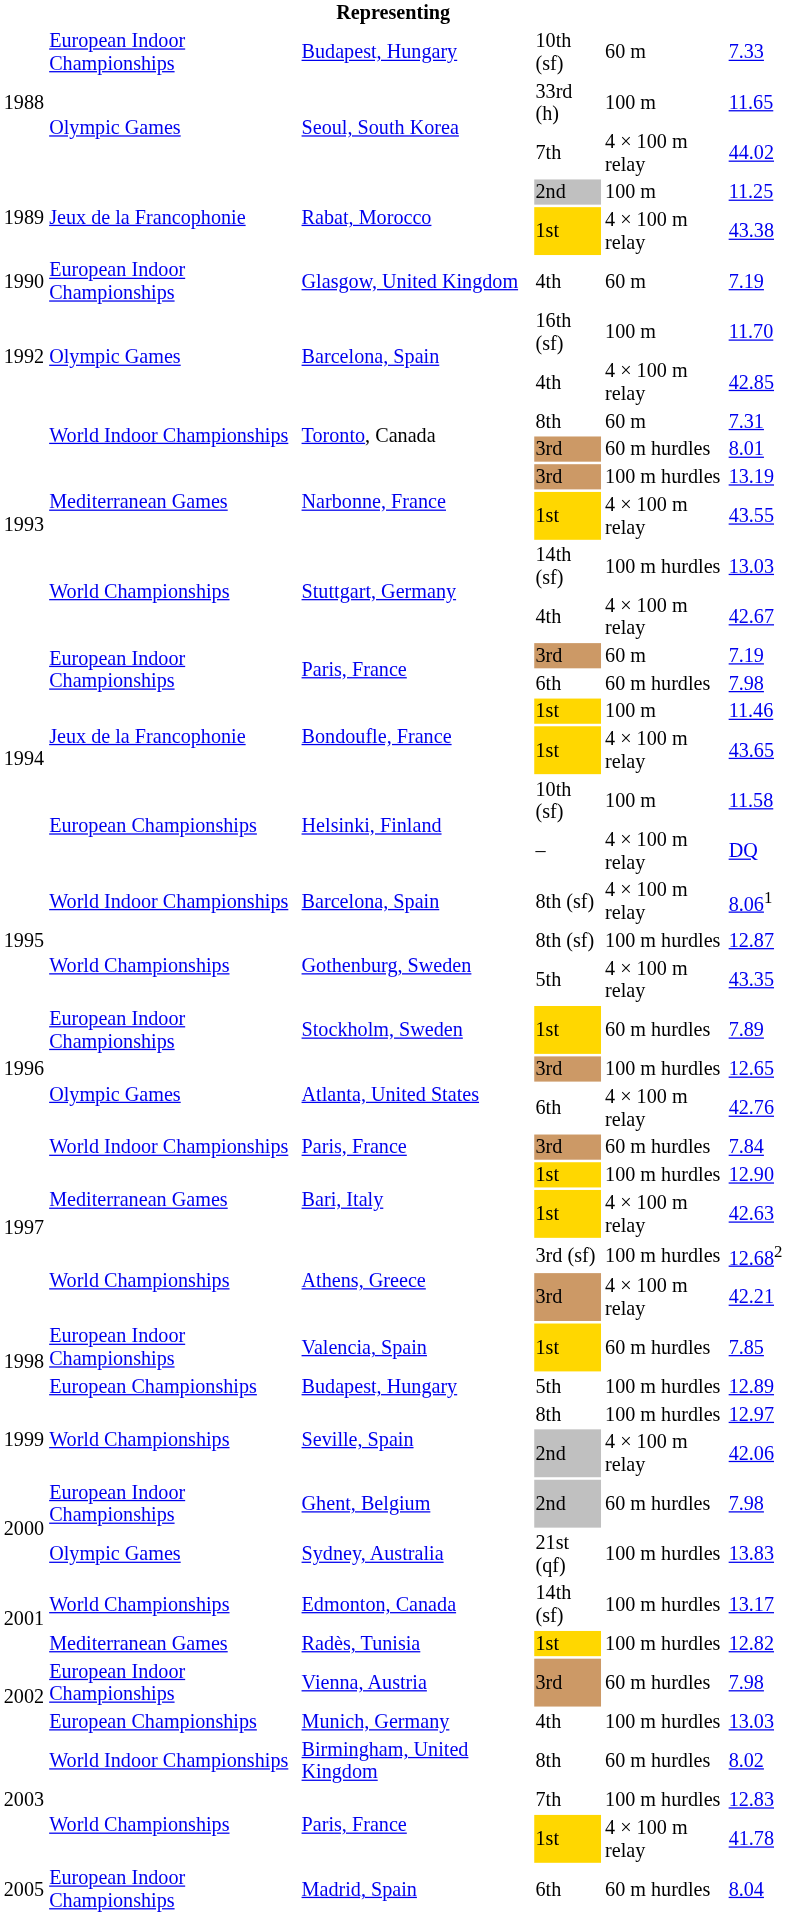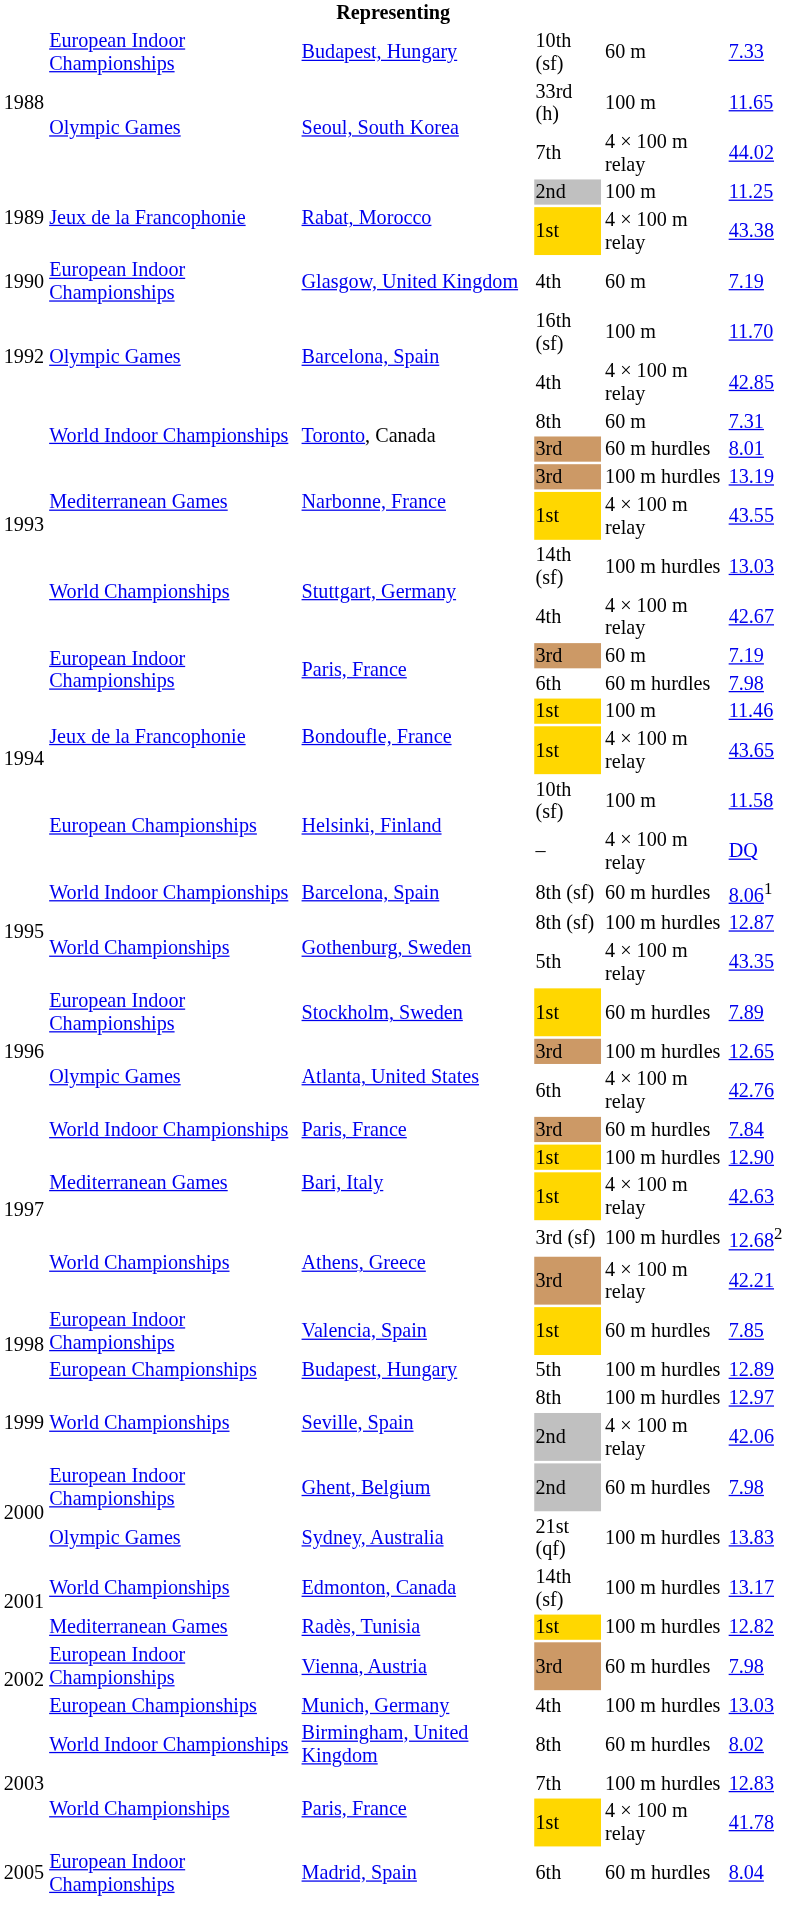(646, 901) 4 × 100 m relay -> (658, 892) 60 m hurdles
